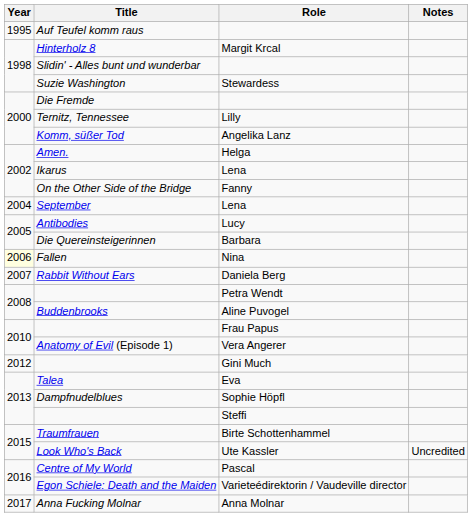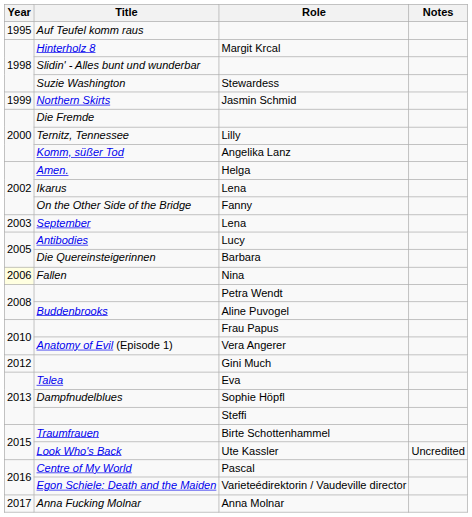+ row: (73, 100)
(19, 205) 2004 -> (19, 223) 2003
- row: (86, 275)
